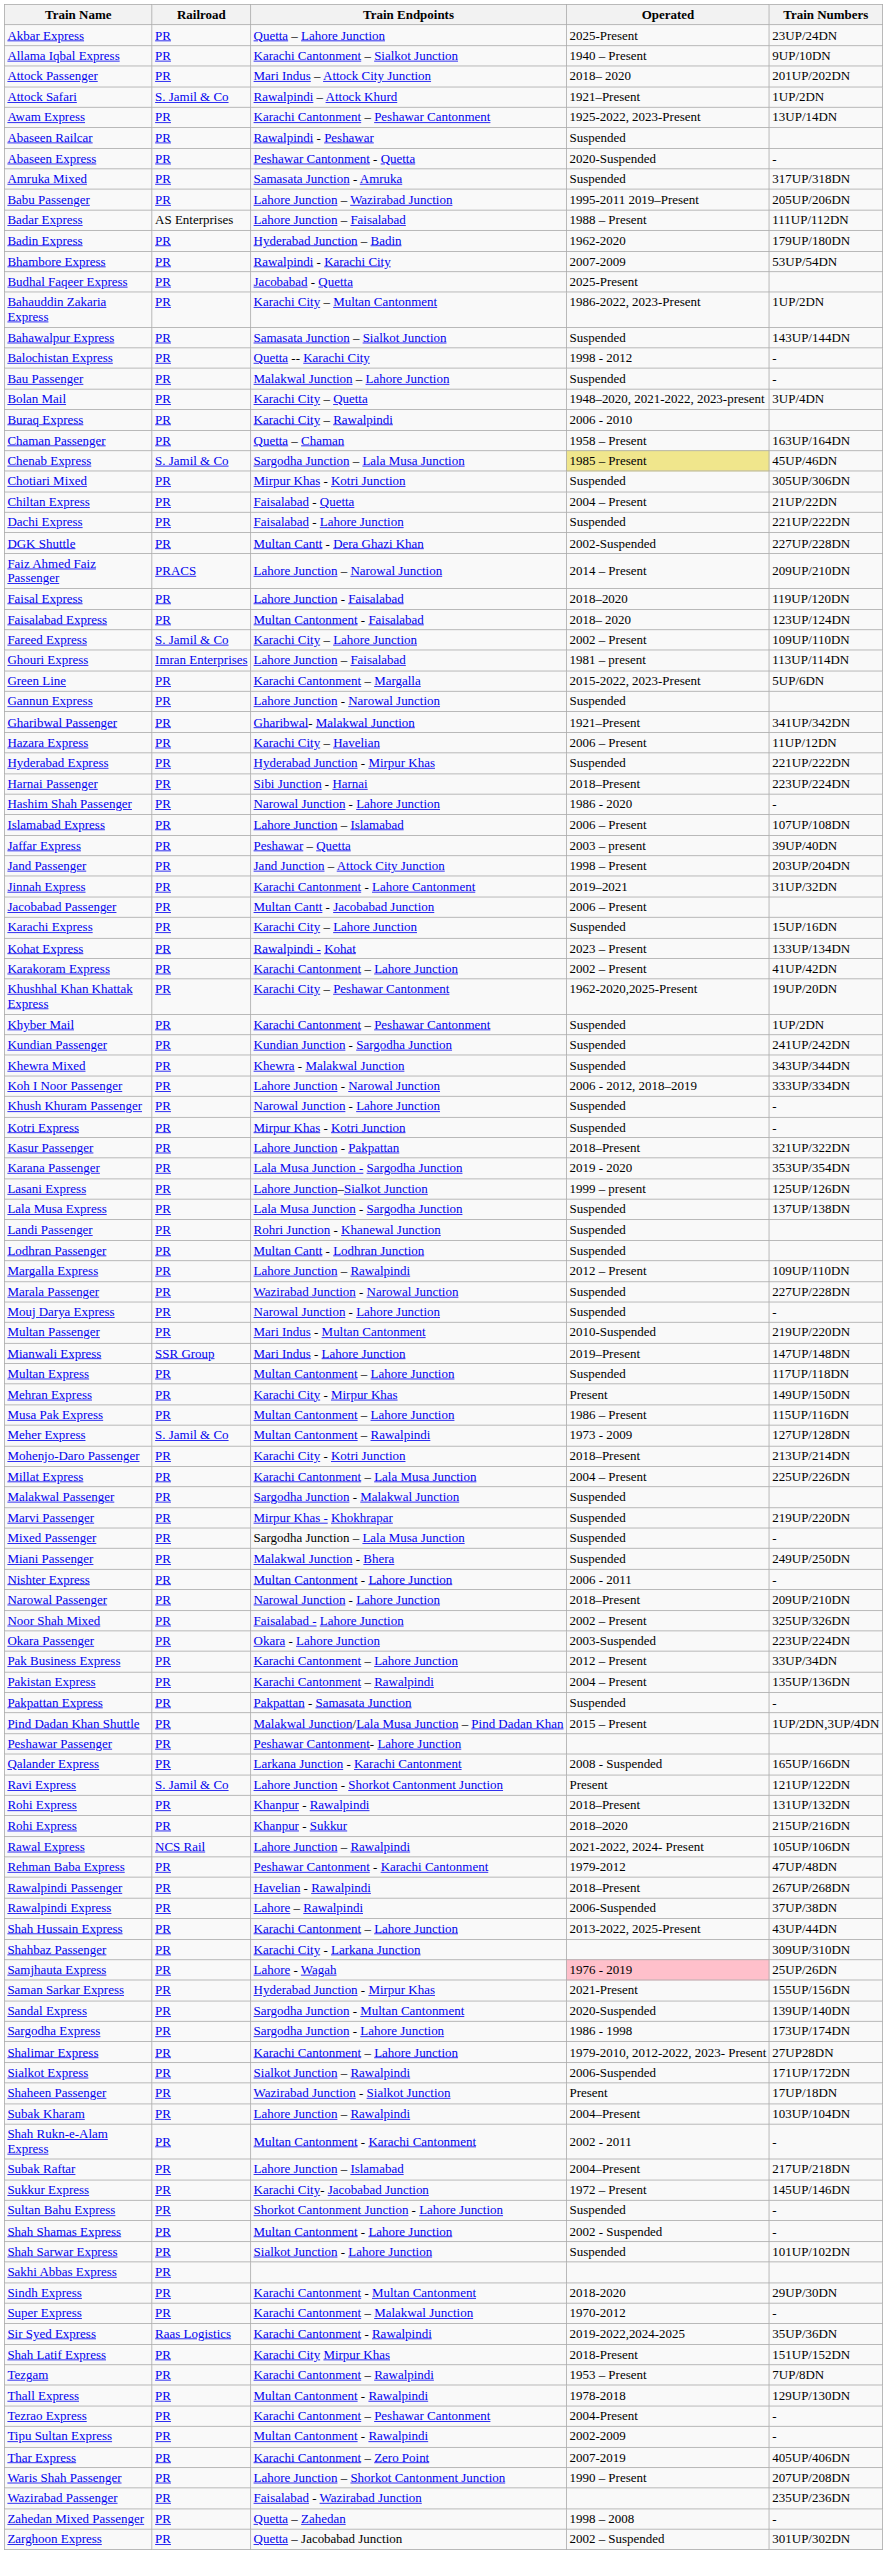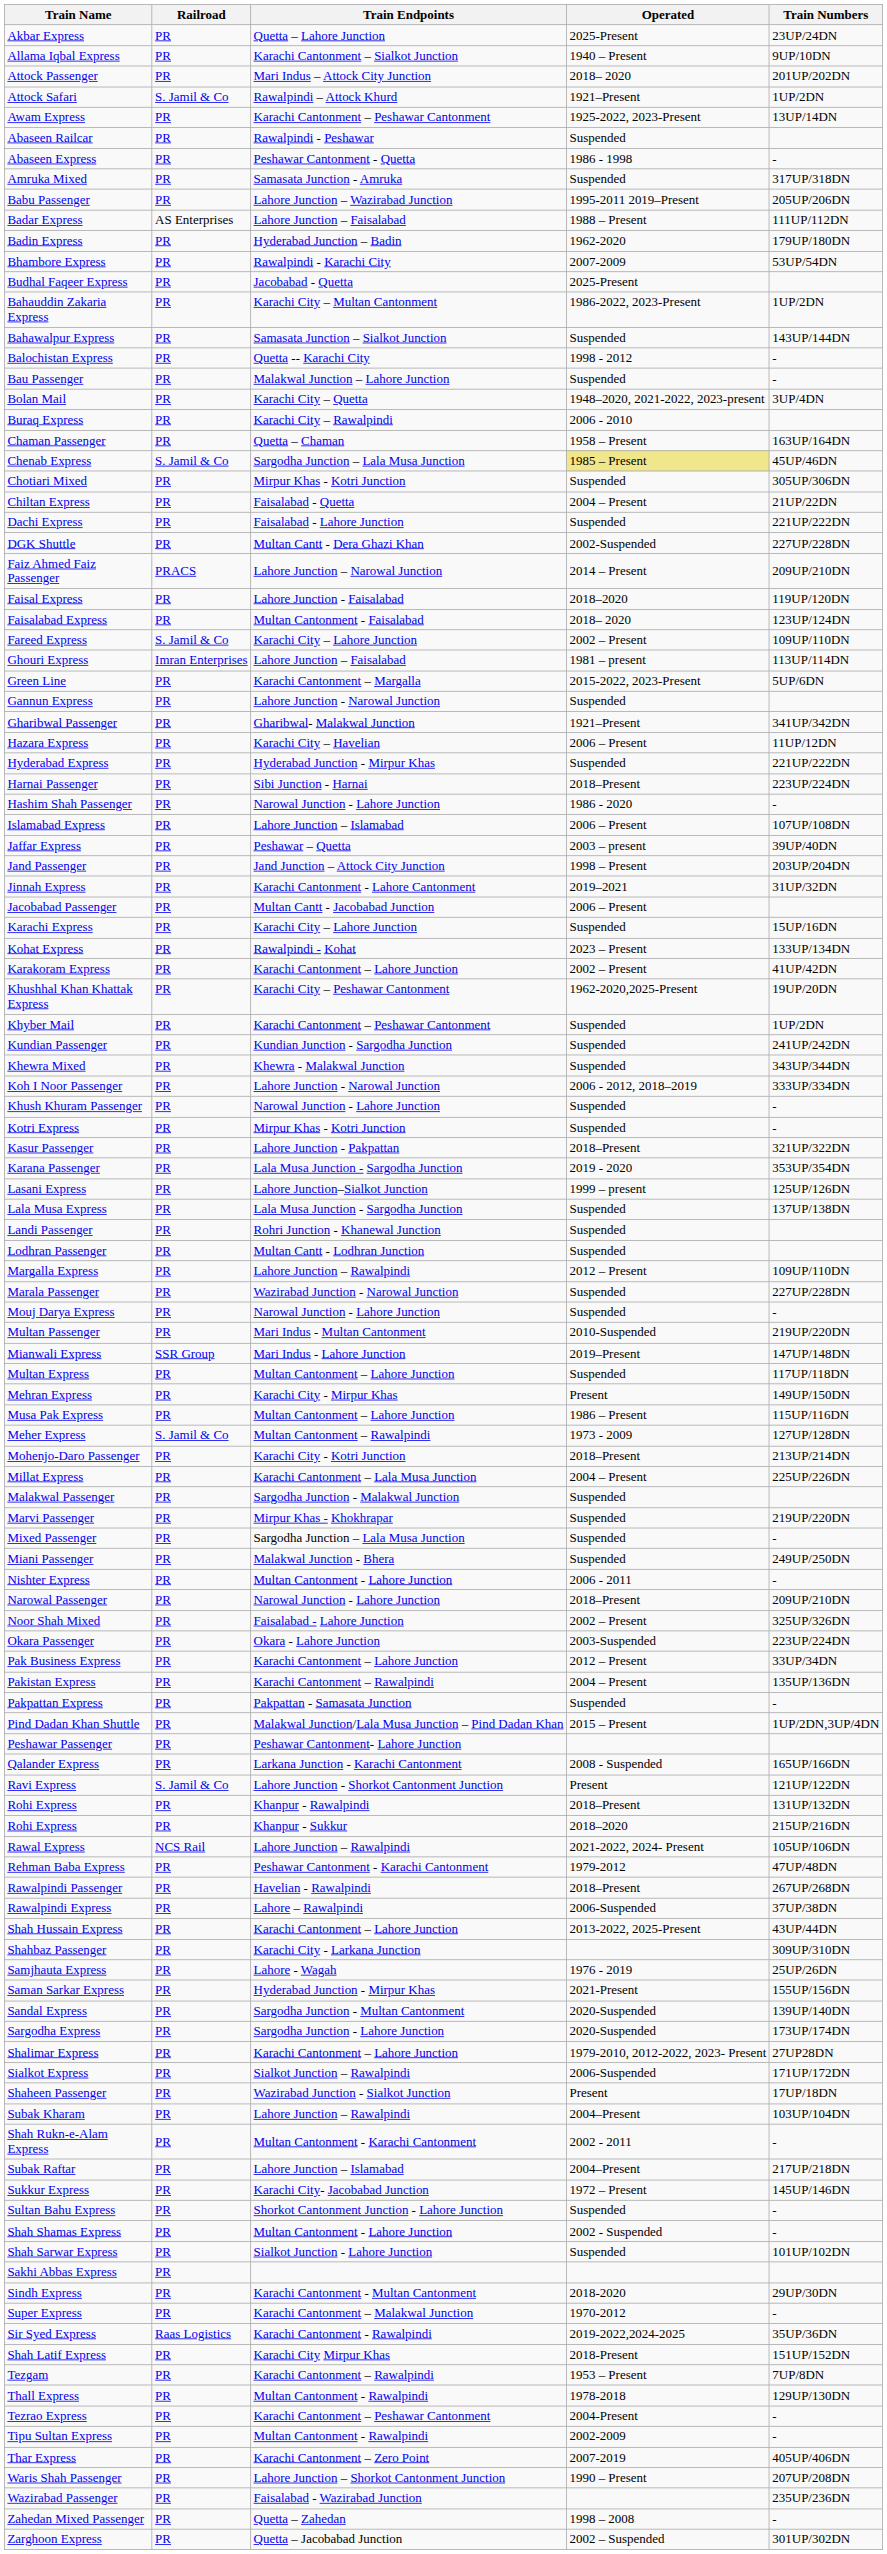(613, 158) 2020-Suspended -> (601, 158) 1986 - 1998
(601, 1970) pink background -> (601, 1970) no background
(601, 2031) 1986 - 1998 -> (613, 2031) 2020-Suspended
